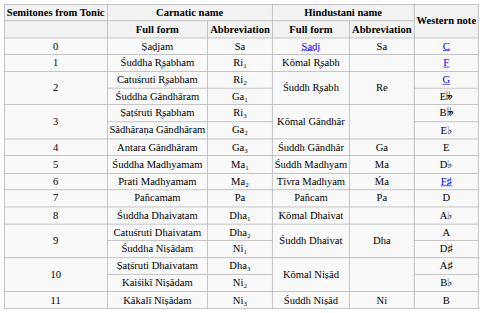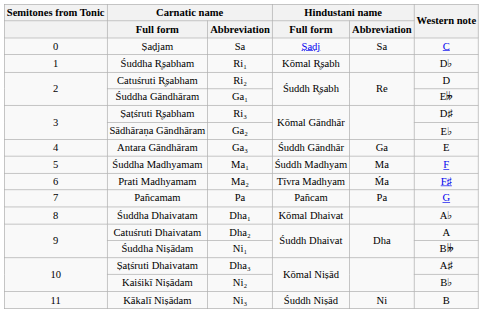(446, 63) F -> (446, 63) D♭
(446, 79) G -> (446, 80) D
(446, 113) B𝄫 -> (446, 114) D♯
(446, 164) D♭ -> (446, 164) F
(446, 198) D -> (446, 198) G
(446, 249) D♯ -> (446, 249) B𝄫
